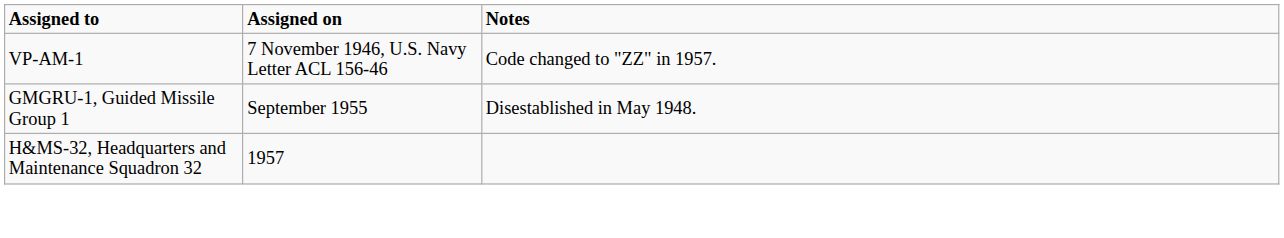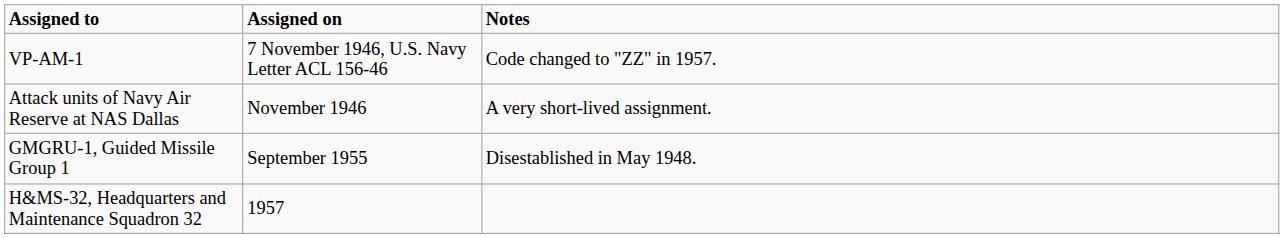+ row: (100, 108)
